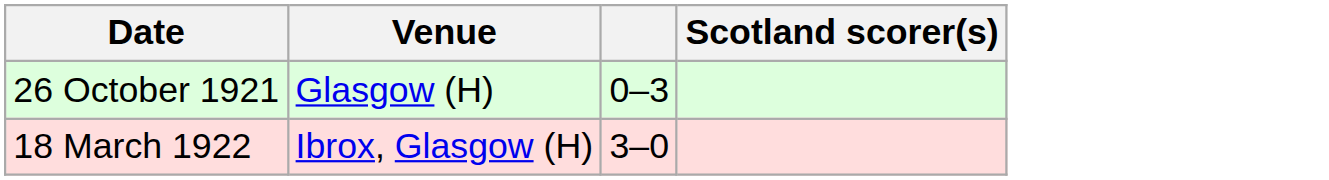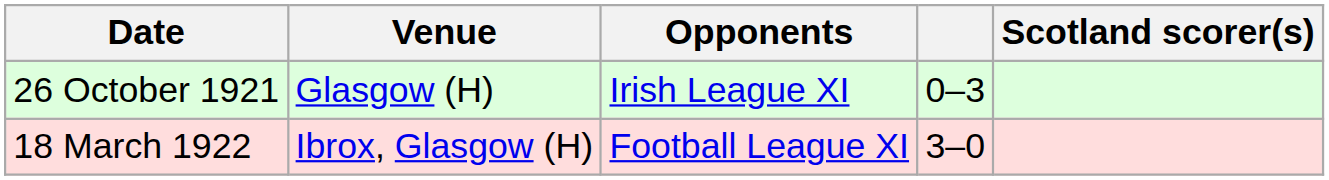+ column: (759, 32)
